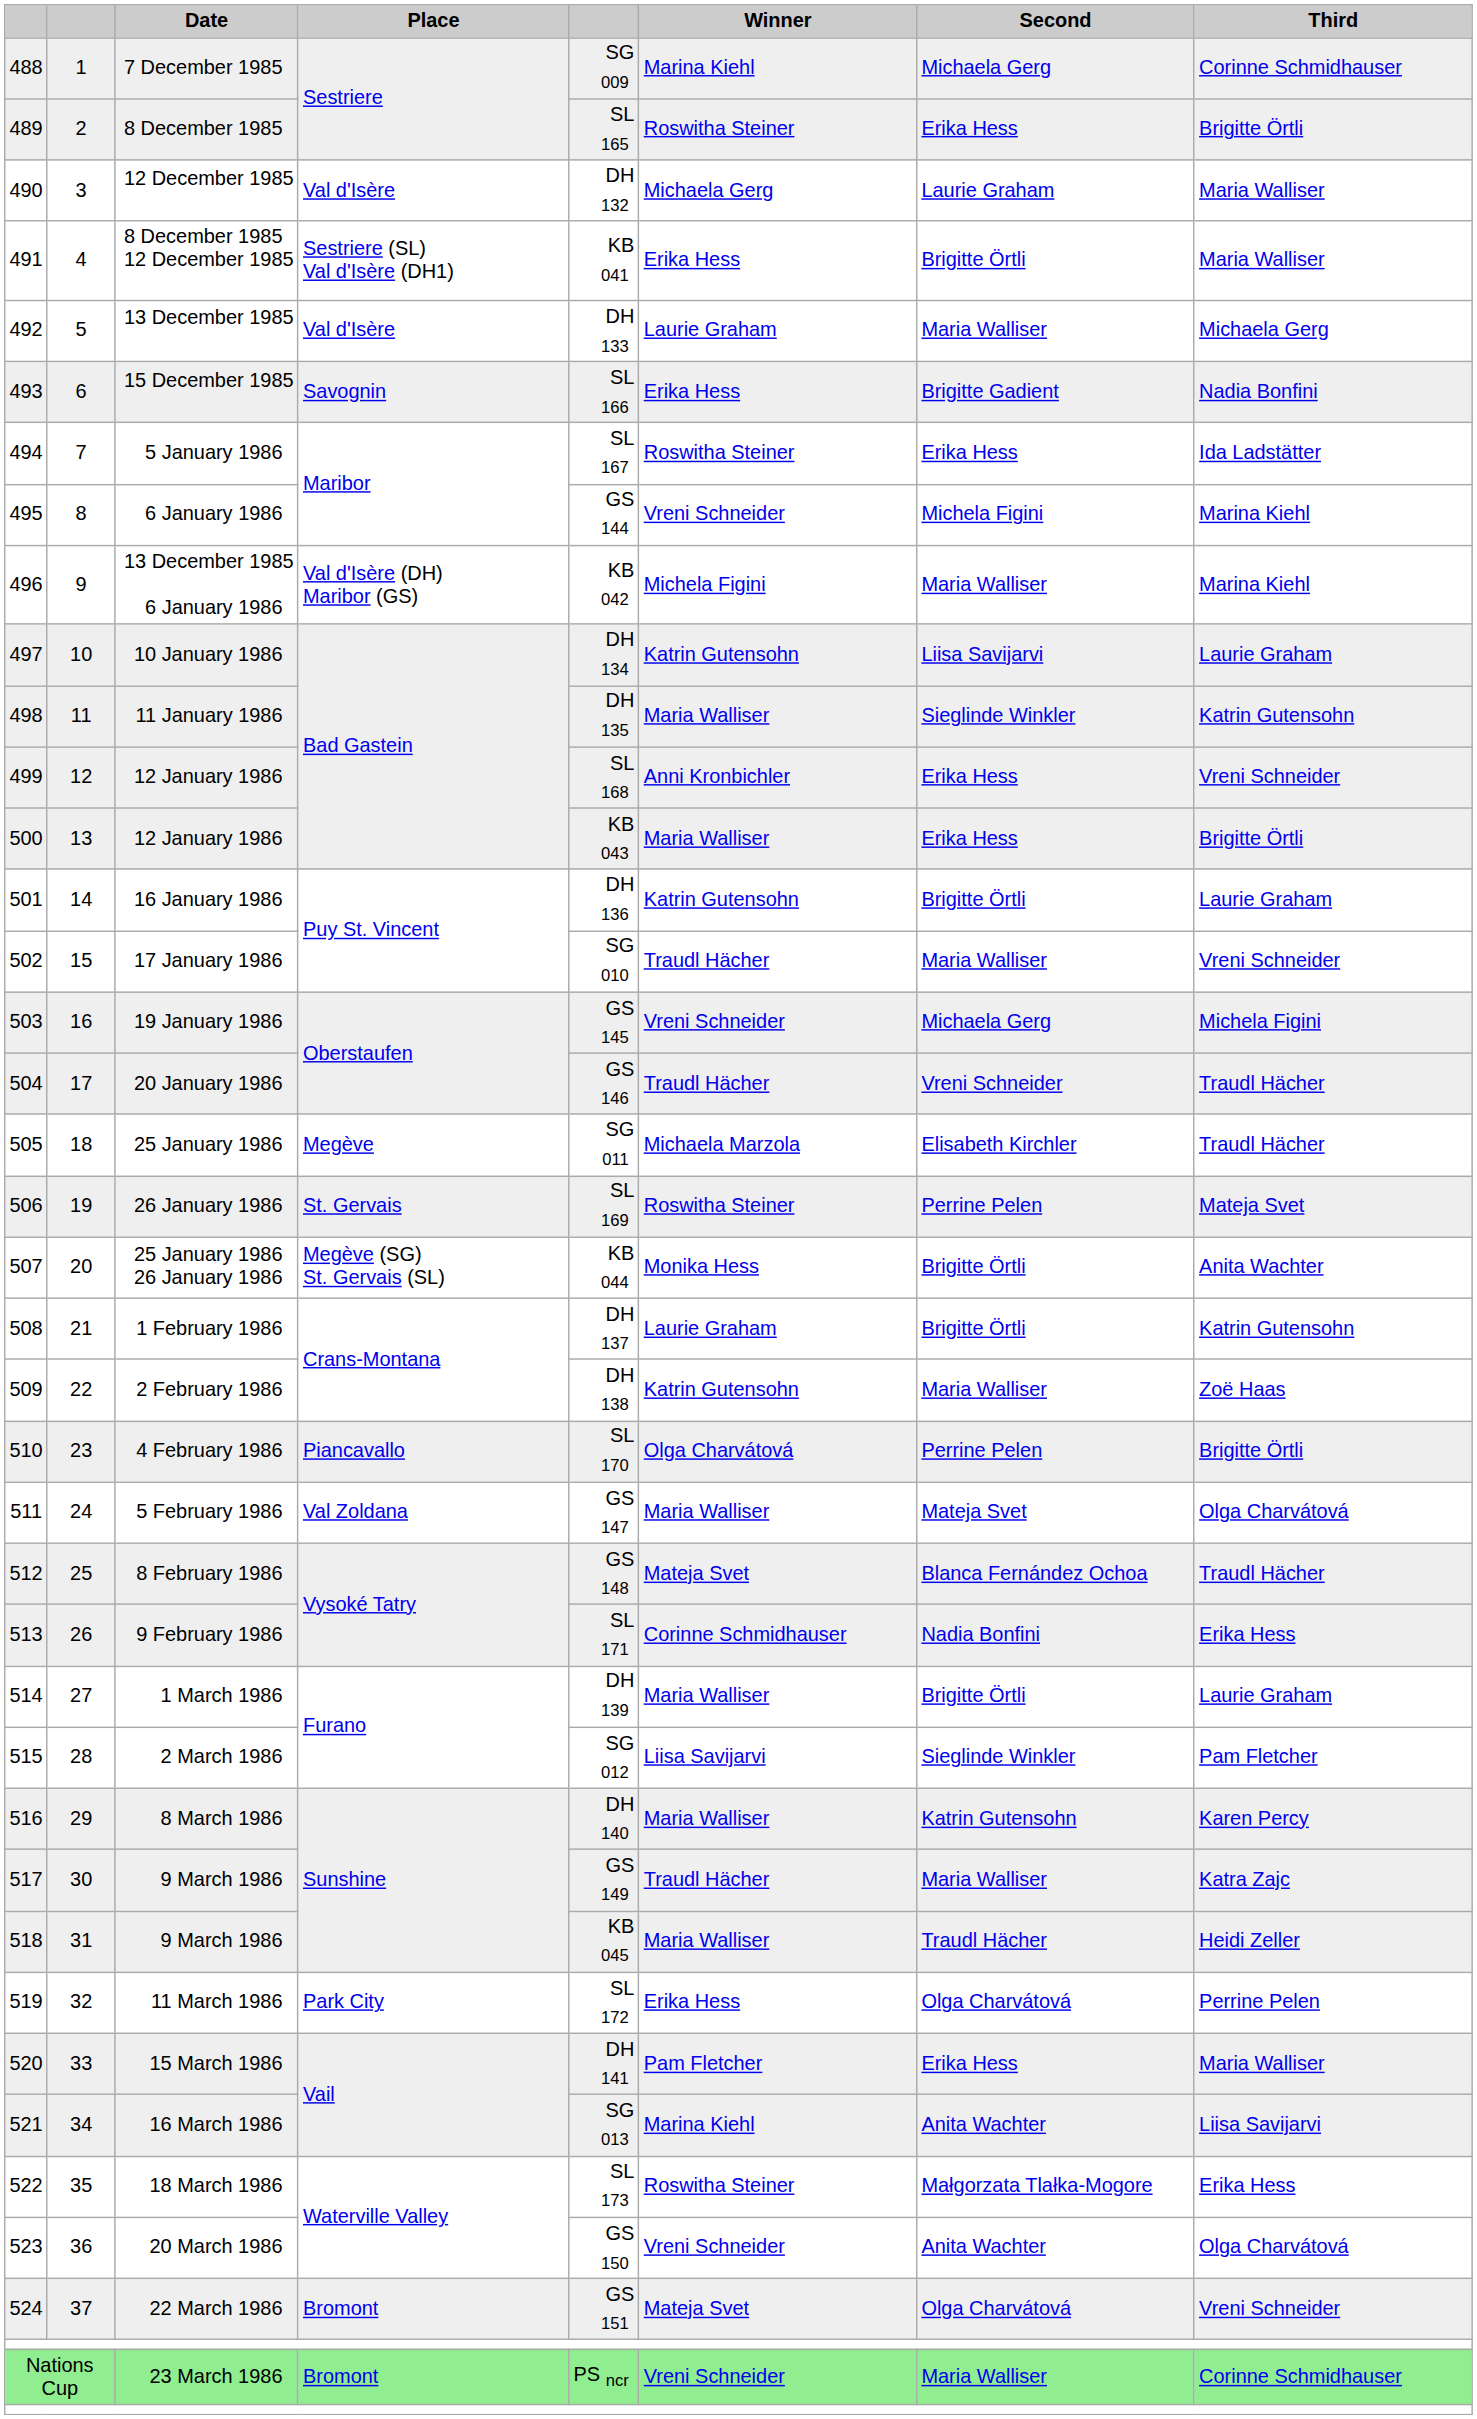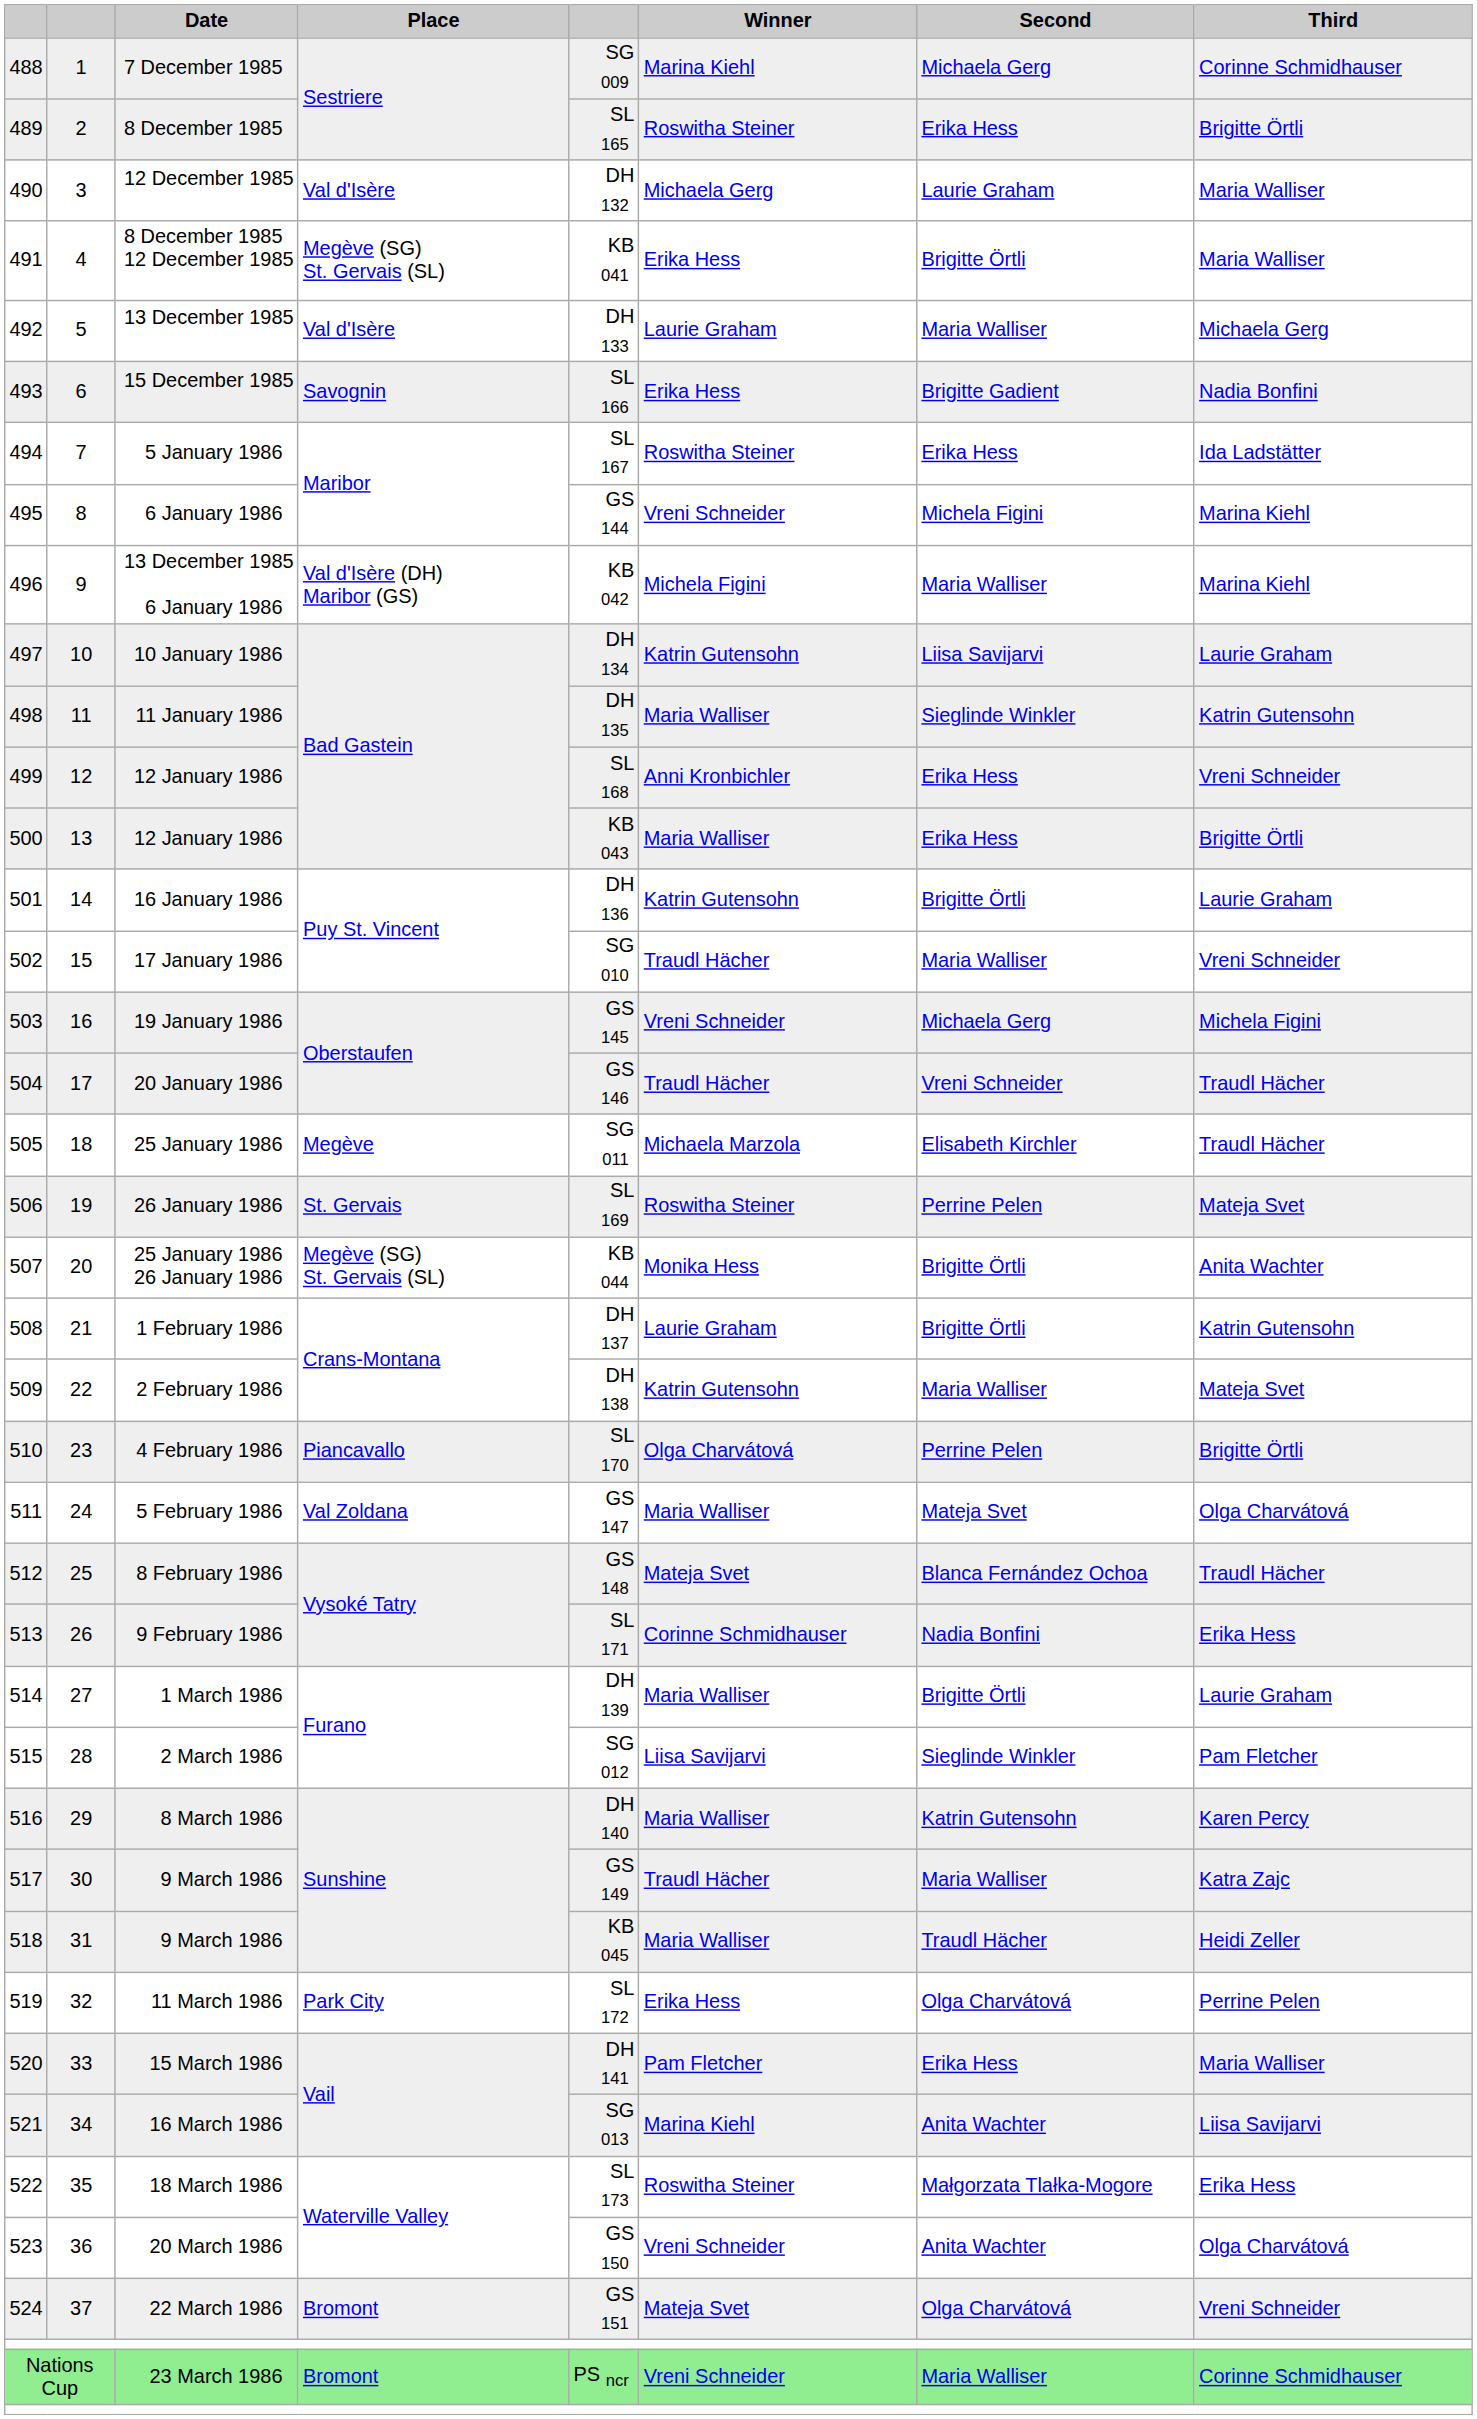(378, 260) Sestriere (SL) Val d'Isère (DH1) -> (374, 260) Megève (SG) St. Gervais (SL)
(1242, 1389) Zoë Haas -> (1252, 1389) Mateja Svet
